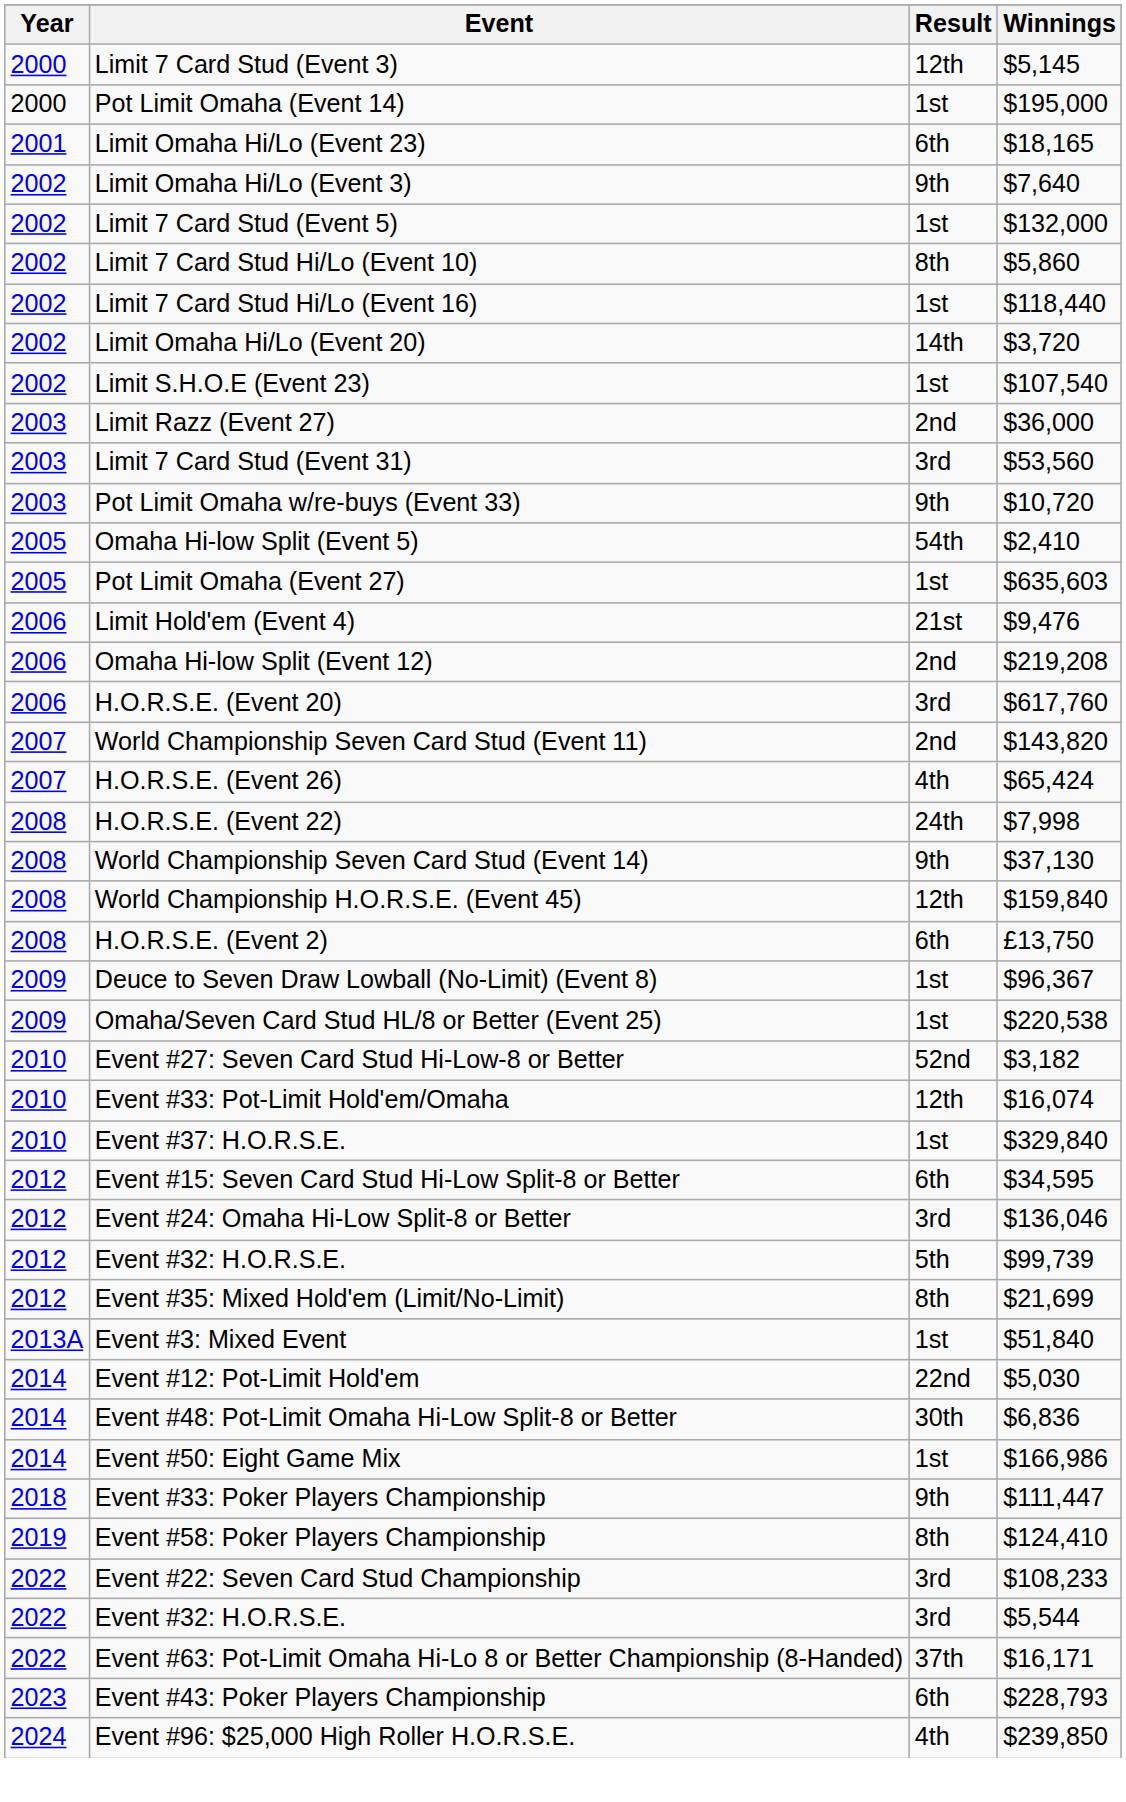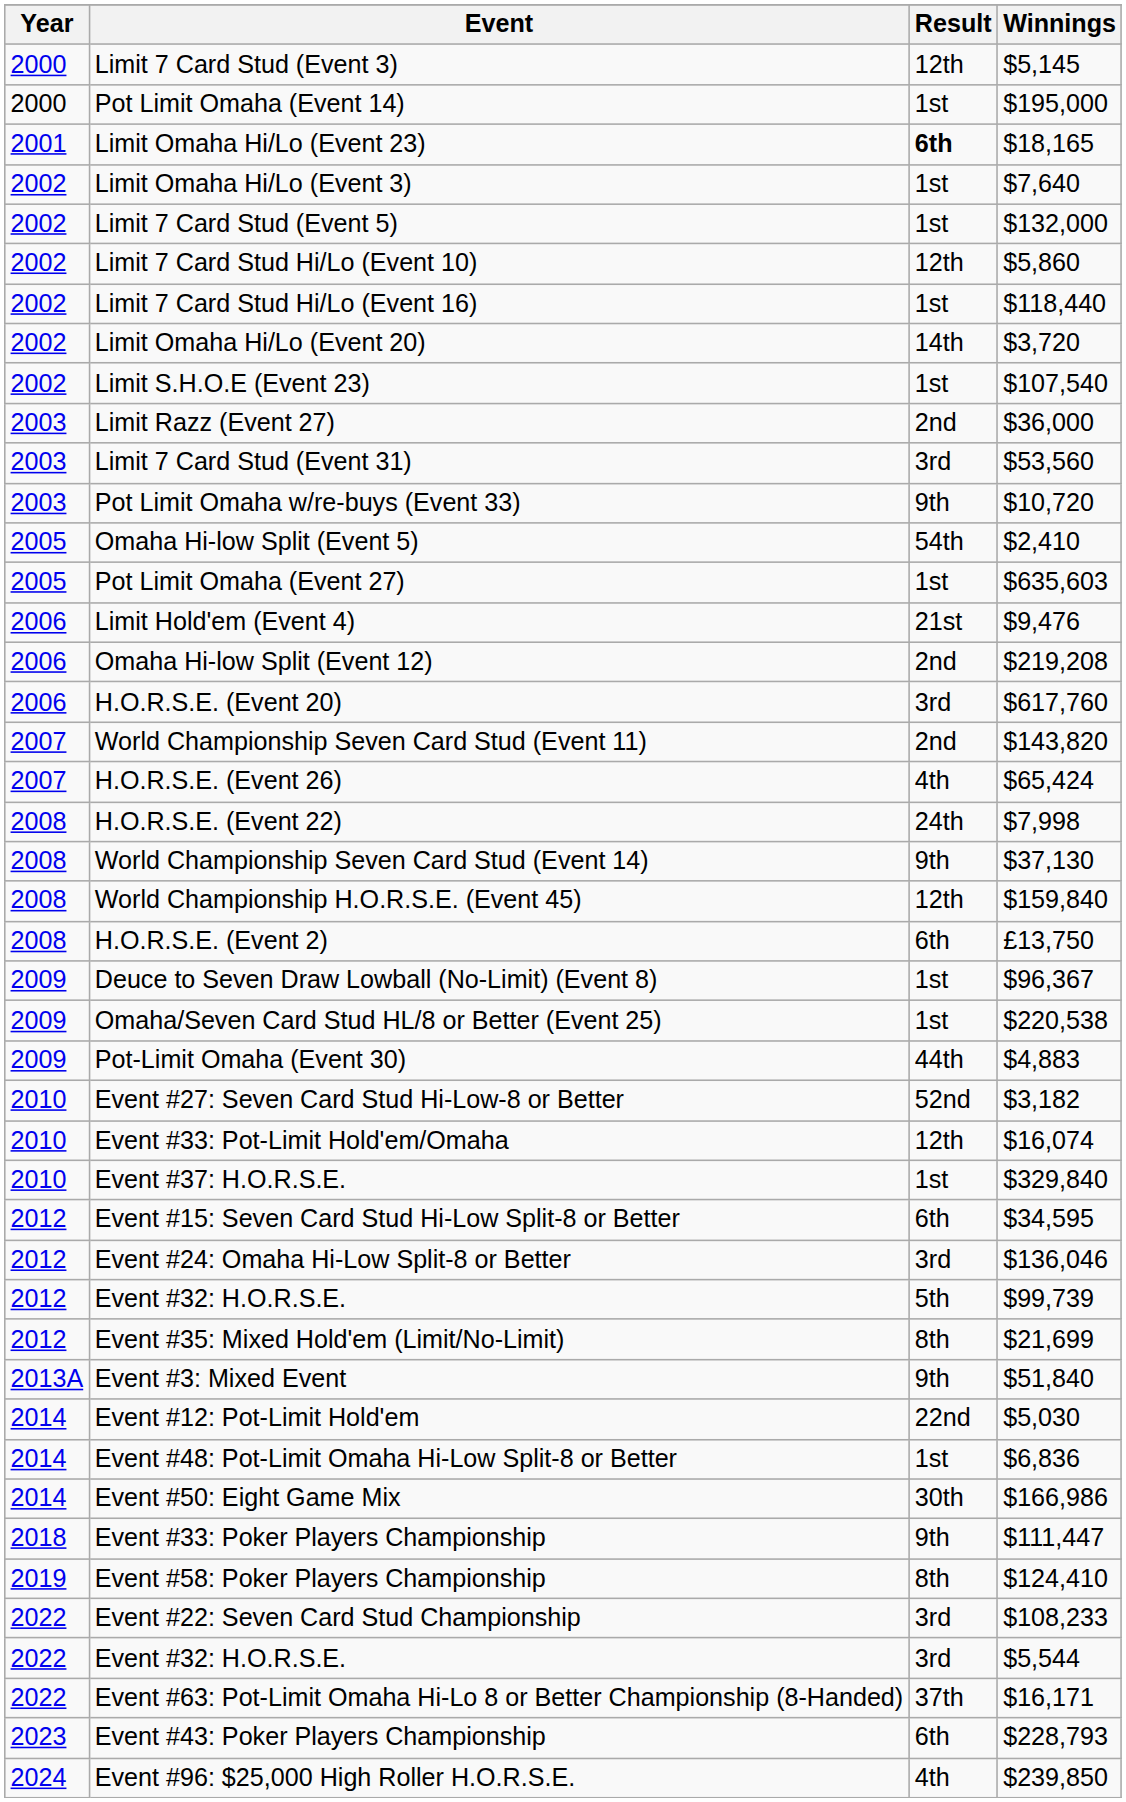(932, 143) normal -> (934, 143) bold
(932, 183) 9th -> (932, 183) 1st
(932, 263) 8th -> (939, 263) 12th
+ row: (250, 1060)
(932, 1339) 1st -> (932, 1378) 9th
(939, 1418) 30th -> (932, 1458) 1st
(932, 1458) 1st -> (939, 1498) 30th
